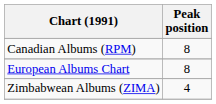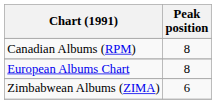(187, 88) 4 -> (187, 88) 6
